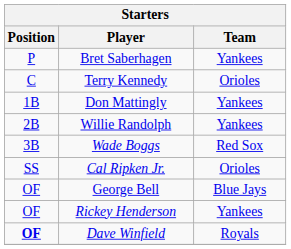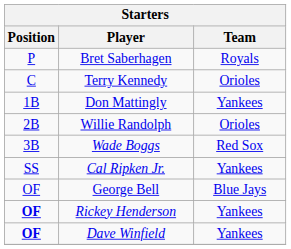(240, 59) Yankees -> (240, 59) Royals
(240, 124) Yankees -> (240, 124) Orioles
(240, 168) Orioles -> (240, 168) Yankees
(31, 211) normal -> (31, 211) bold
(240, 233) Royals -> (240, 233) Yankees
